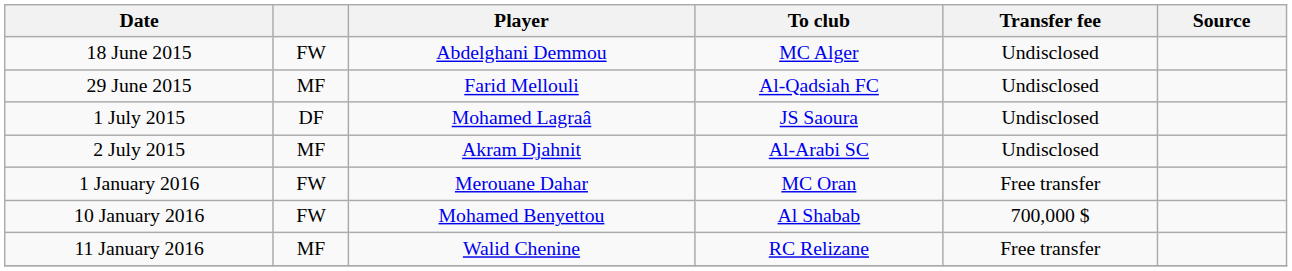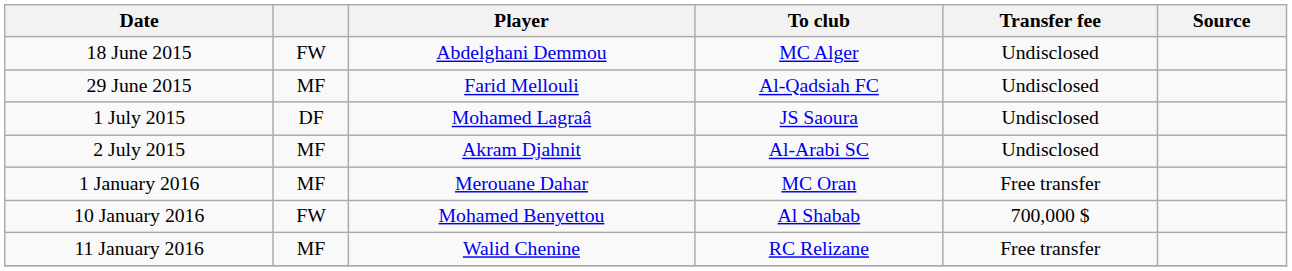(311, 183) FW -> (311, 183) MF
